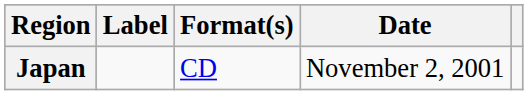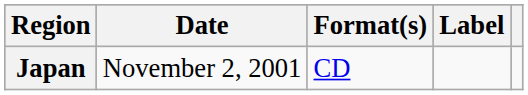columns swapped: (405, 25) <-> (135, 25)
